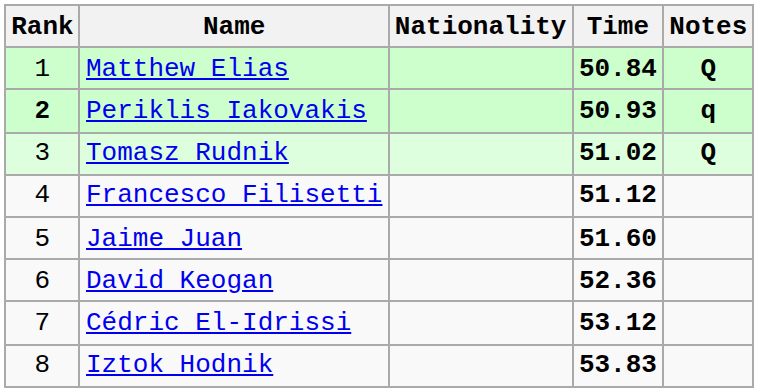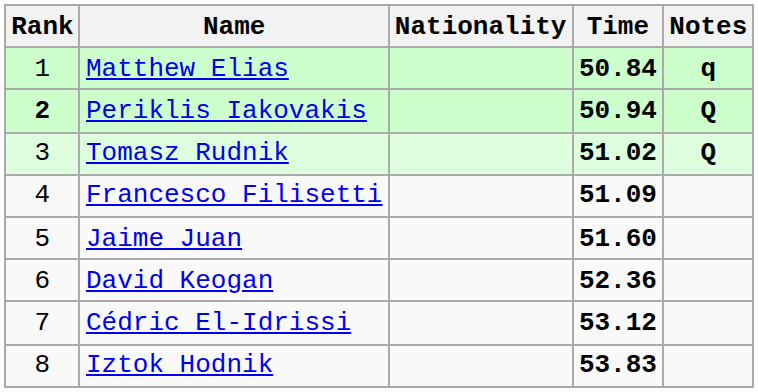(708, 69) Q -> (708, 69) q
(618, 111) 50.93 -> (618, 111) 50.94
(708, 111) q -> (708, 111) Q
(618, 196) 51.12 -> (618, 196) 51.09
